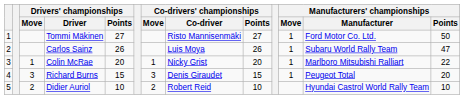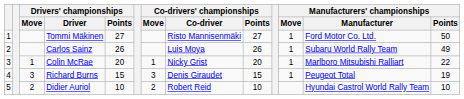(445, 49) 47 -> (445, 49) 49
(445, 75) 20 -> (445, 75) 19
